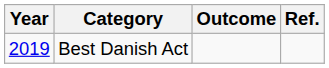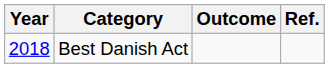(29, 48) 2019 -> (29, 48) 2018
